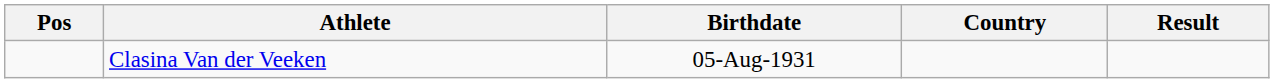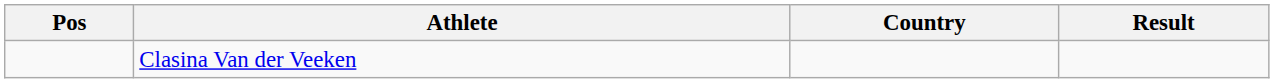- column: (754, 22)
